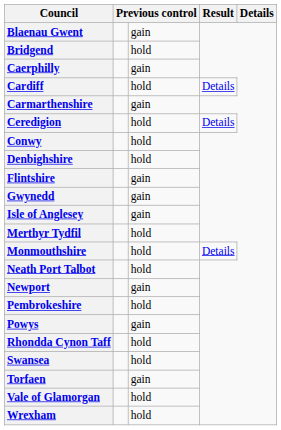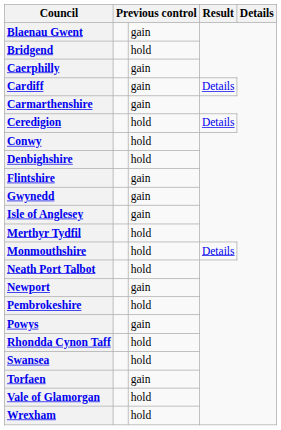(141, 86) hold -> (141, 86) gain
